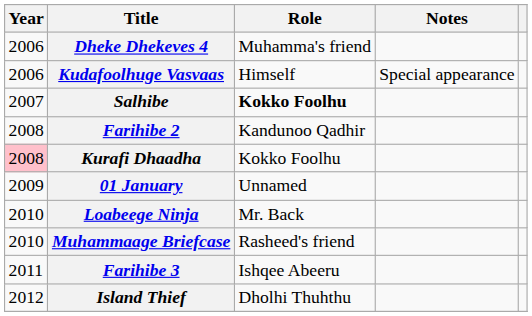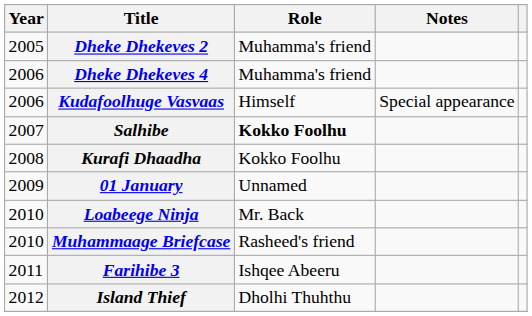+ row: (141, 46)
- row: (141, 130)
(26, 158) pink background -> (26, 158) no background
